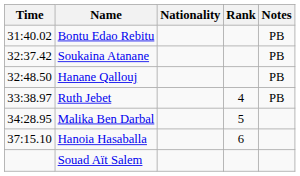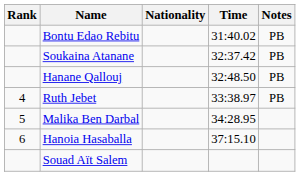columns swapped: (241, 15) <-> (30, 15)
